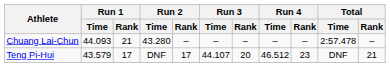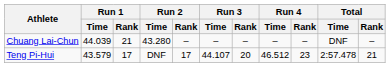(97, 41) 44.093 -> (97, 41) 44.039
(338, 41) 2:57.478 -> (338, 41) DNF
(338, 56) DNF -> (338, 56) 2:57.478
